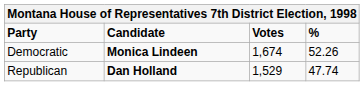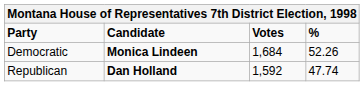(267, 52) 1,674 -> (267, 52) 1,684
(267, 71) 1,529 -> (267, 71) 1,592
